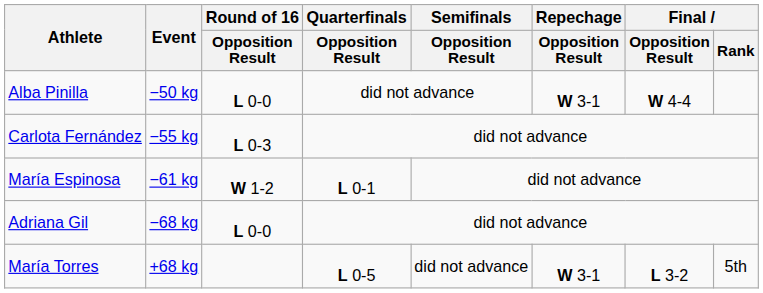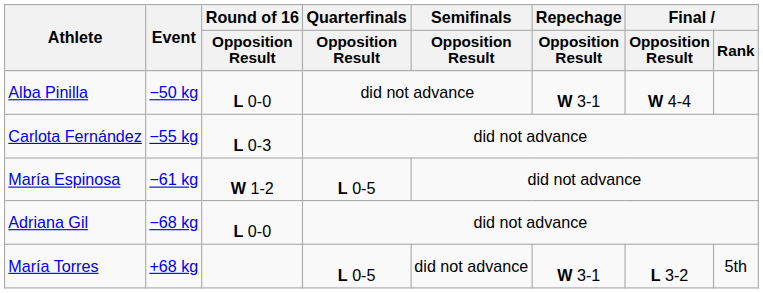(357, 189) L 0-1 -> (357, 189) L 0-5
